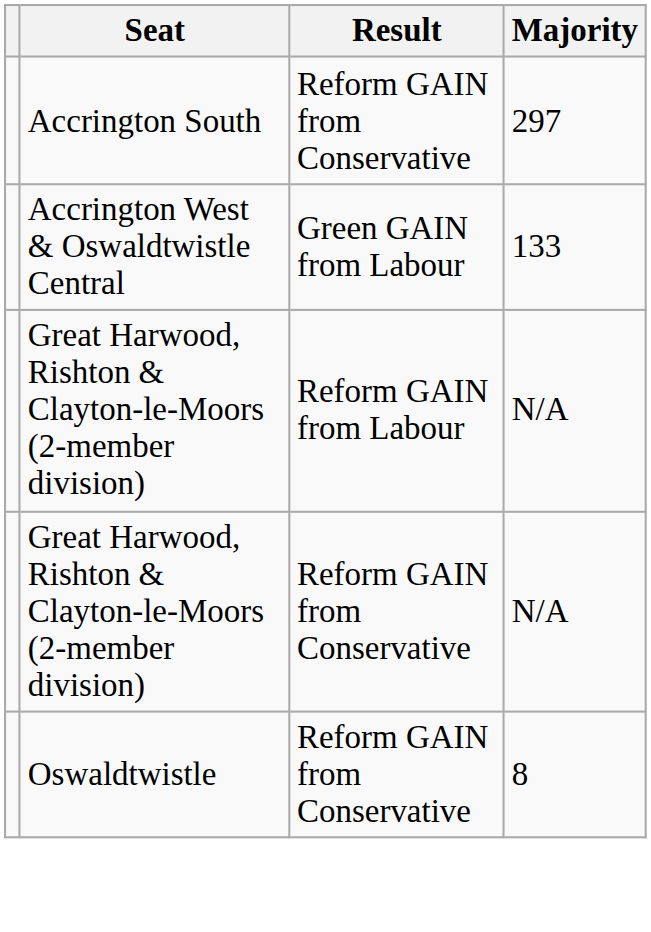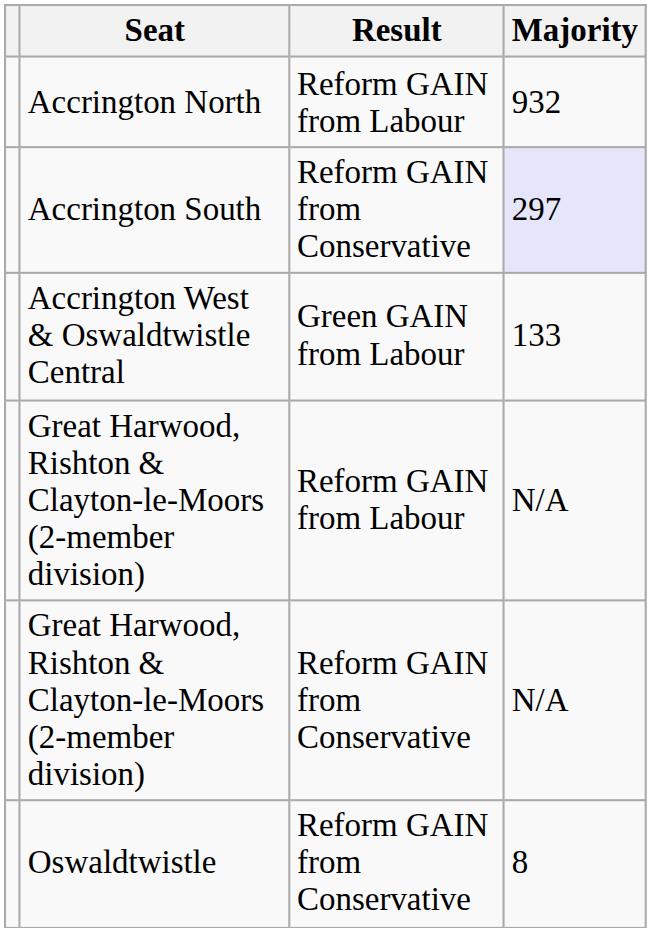+ row: (145, 101)
(536, 119) no background -> (536, 209) lavender background
